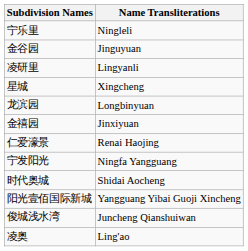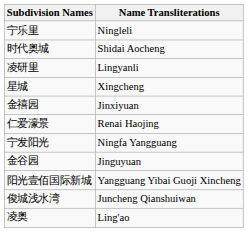rows swapped: (23, 49) <-> (28, 180)
- row: (23, 105)
